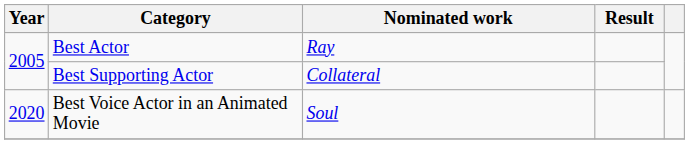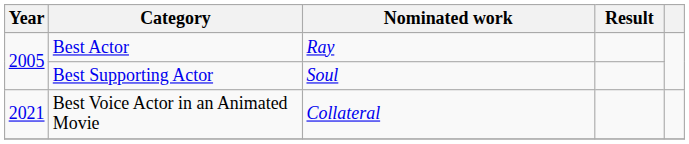(343, 75) Collateral -> (322, 75) Soul
(27, 114) 2020 -> (27, 114) 2021
(322, 114) Soul -> (343, 114) Collateral
